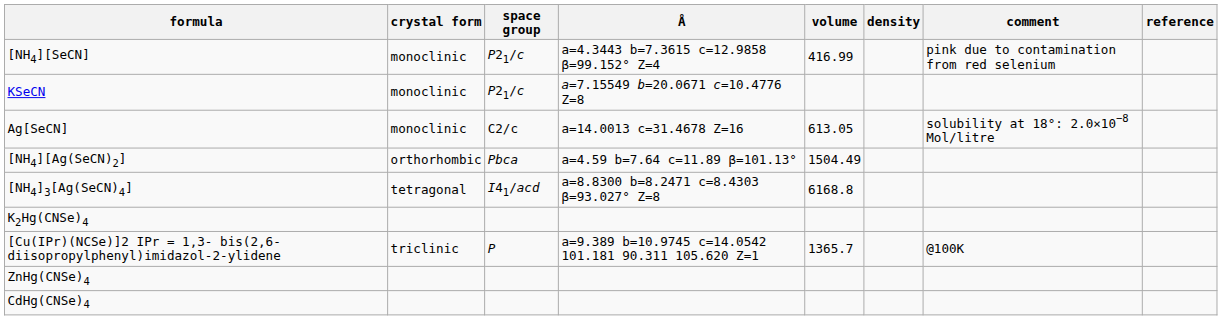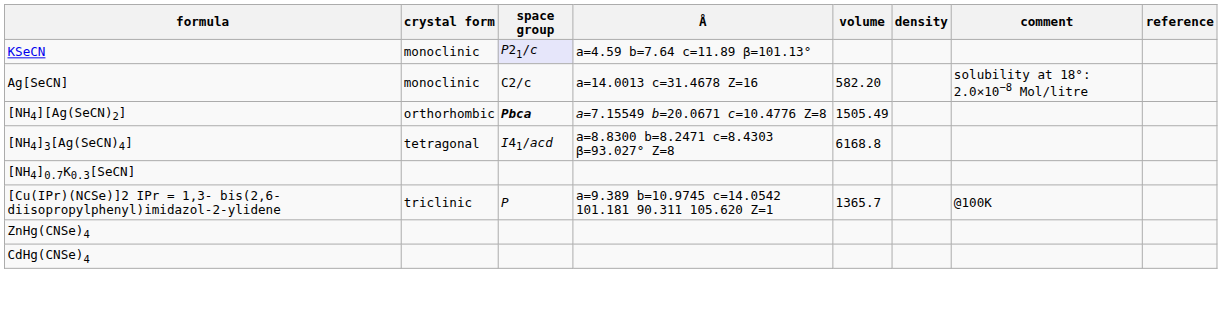- row: (49, 57)
(506, 92) no background -> (519, 52) lavender background
(672, 92) a=7.15549 b=20.0671 c=10.4776 Z=8 -> (694, 52) a=4.59 b=7.64 c=11.89 β=101.13°
(831, 129) 613.05 -> (858, 83) 582.20
(503, 160) normal -> (516, 114) bold
(679, 160) a=4.59 b=7.64 c=11.89 β=101.13° -> (701, 114) a=7.15549 b=20.0671 c=10.4776 Z=8
(834, 160) 1504.49 -> (862, 114) 1505.49
+ row: (71, 173)
- row: (48, 219)
